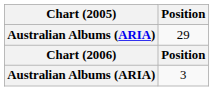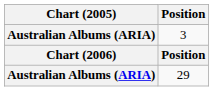rows swapped: (183, 34) <-> (183, 75)
